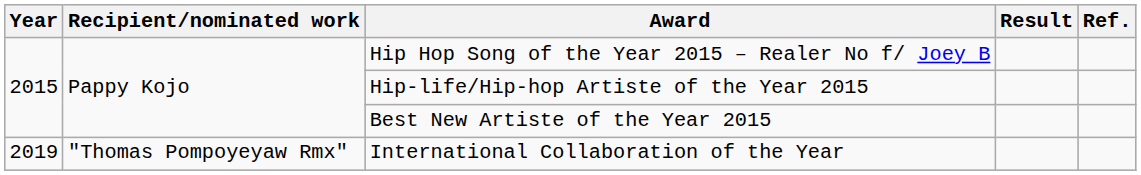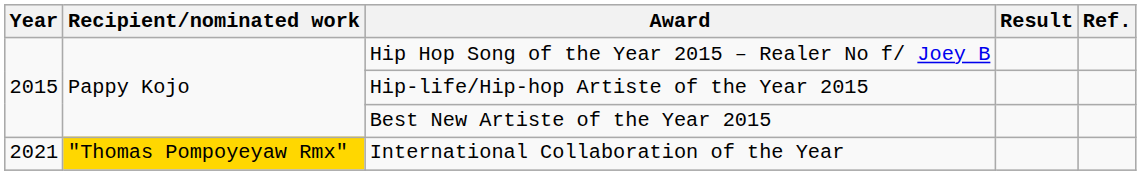(34, 154) 2019 -> (34, 154) 2021
(208, 154) no background -> (208, 154) gold background
